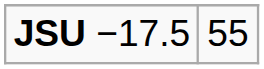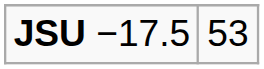(228, 33) 55 -> (228, 33) 53
